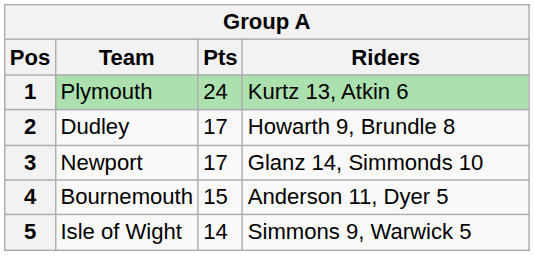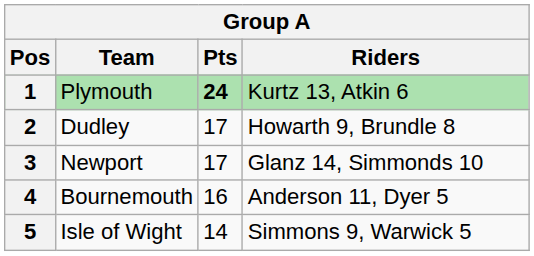(215, 92) normal -> (215, 92) bold
(215, 197) 15 -> (215, 197) 16
